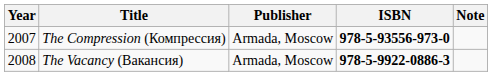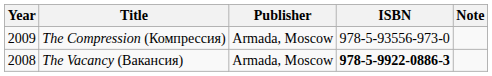(22, 37) 2007 -> (22, 37) 2009
(395, 37) bold -> (395, 37) normal
